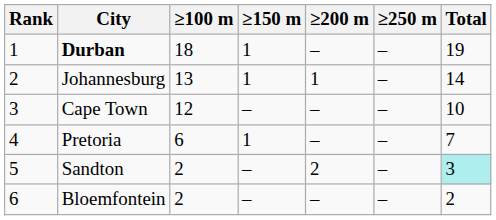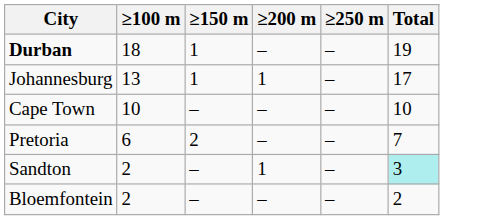- column: (31, 19)
(455, 79) 14 -> (402, 79) 17
(184, 109) 12 -> (131, 109) 10
(247, 139) 1 -> (194, 139) 2
(315, 169) 2 -> (262, 169) 1
